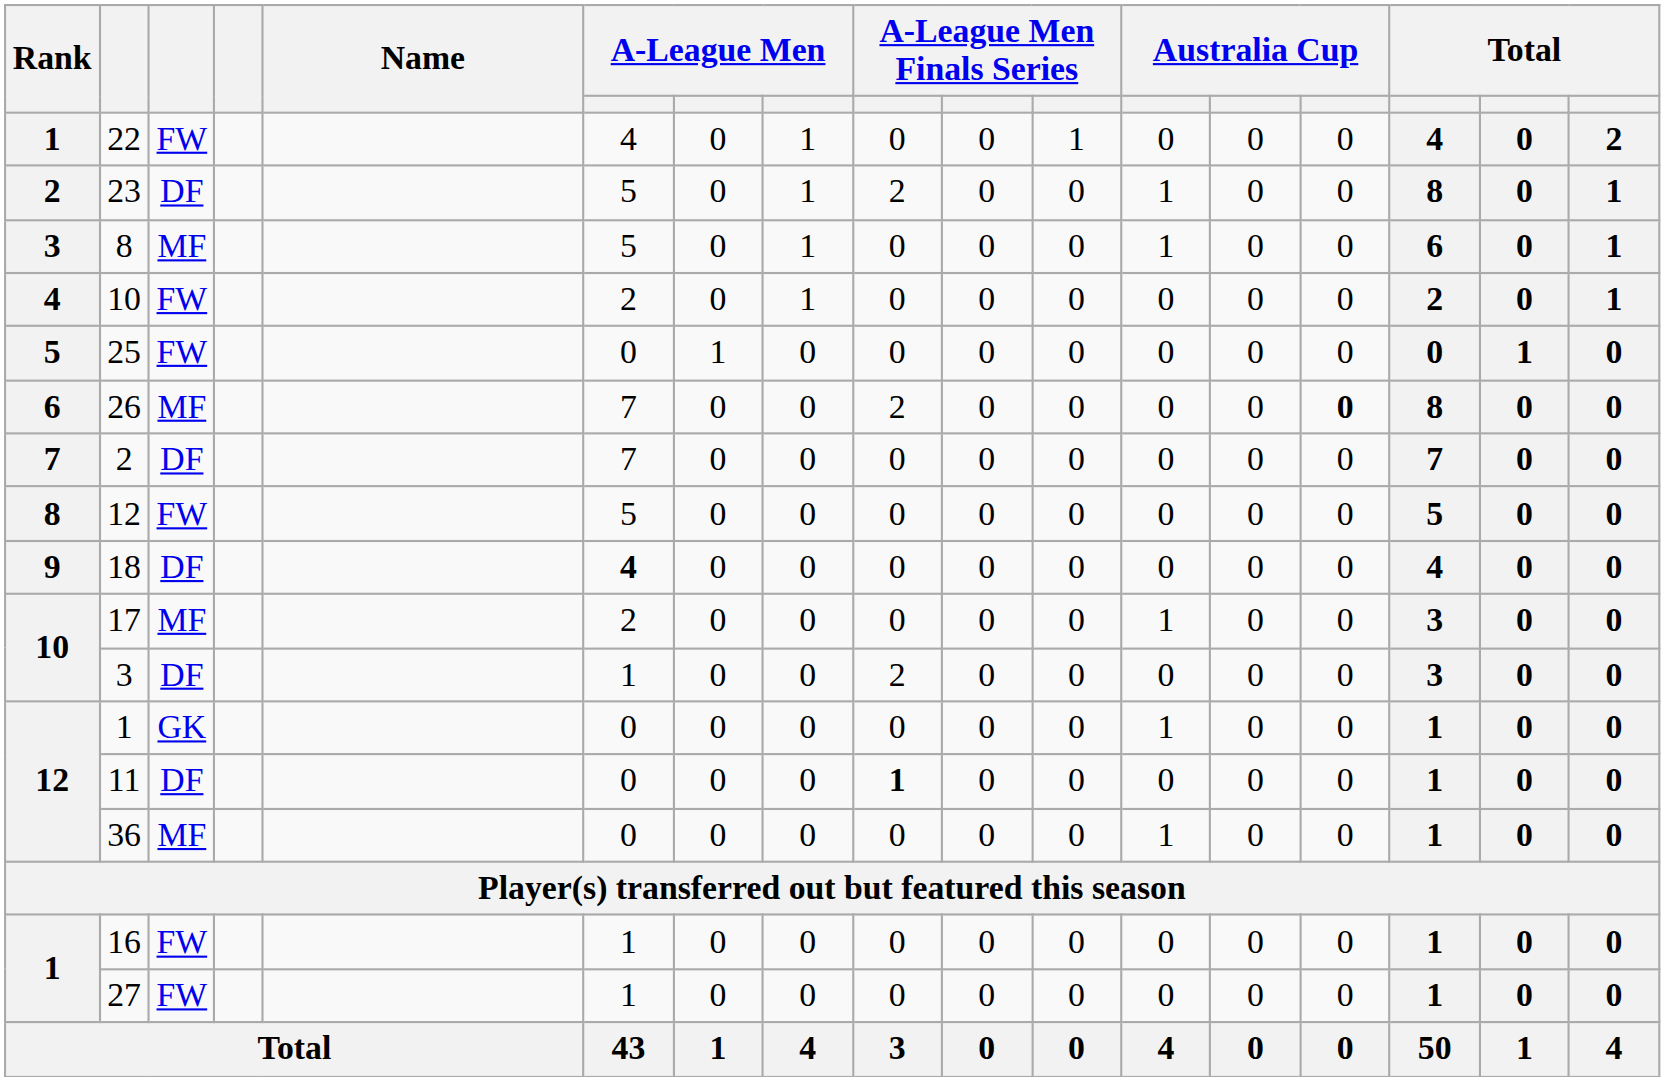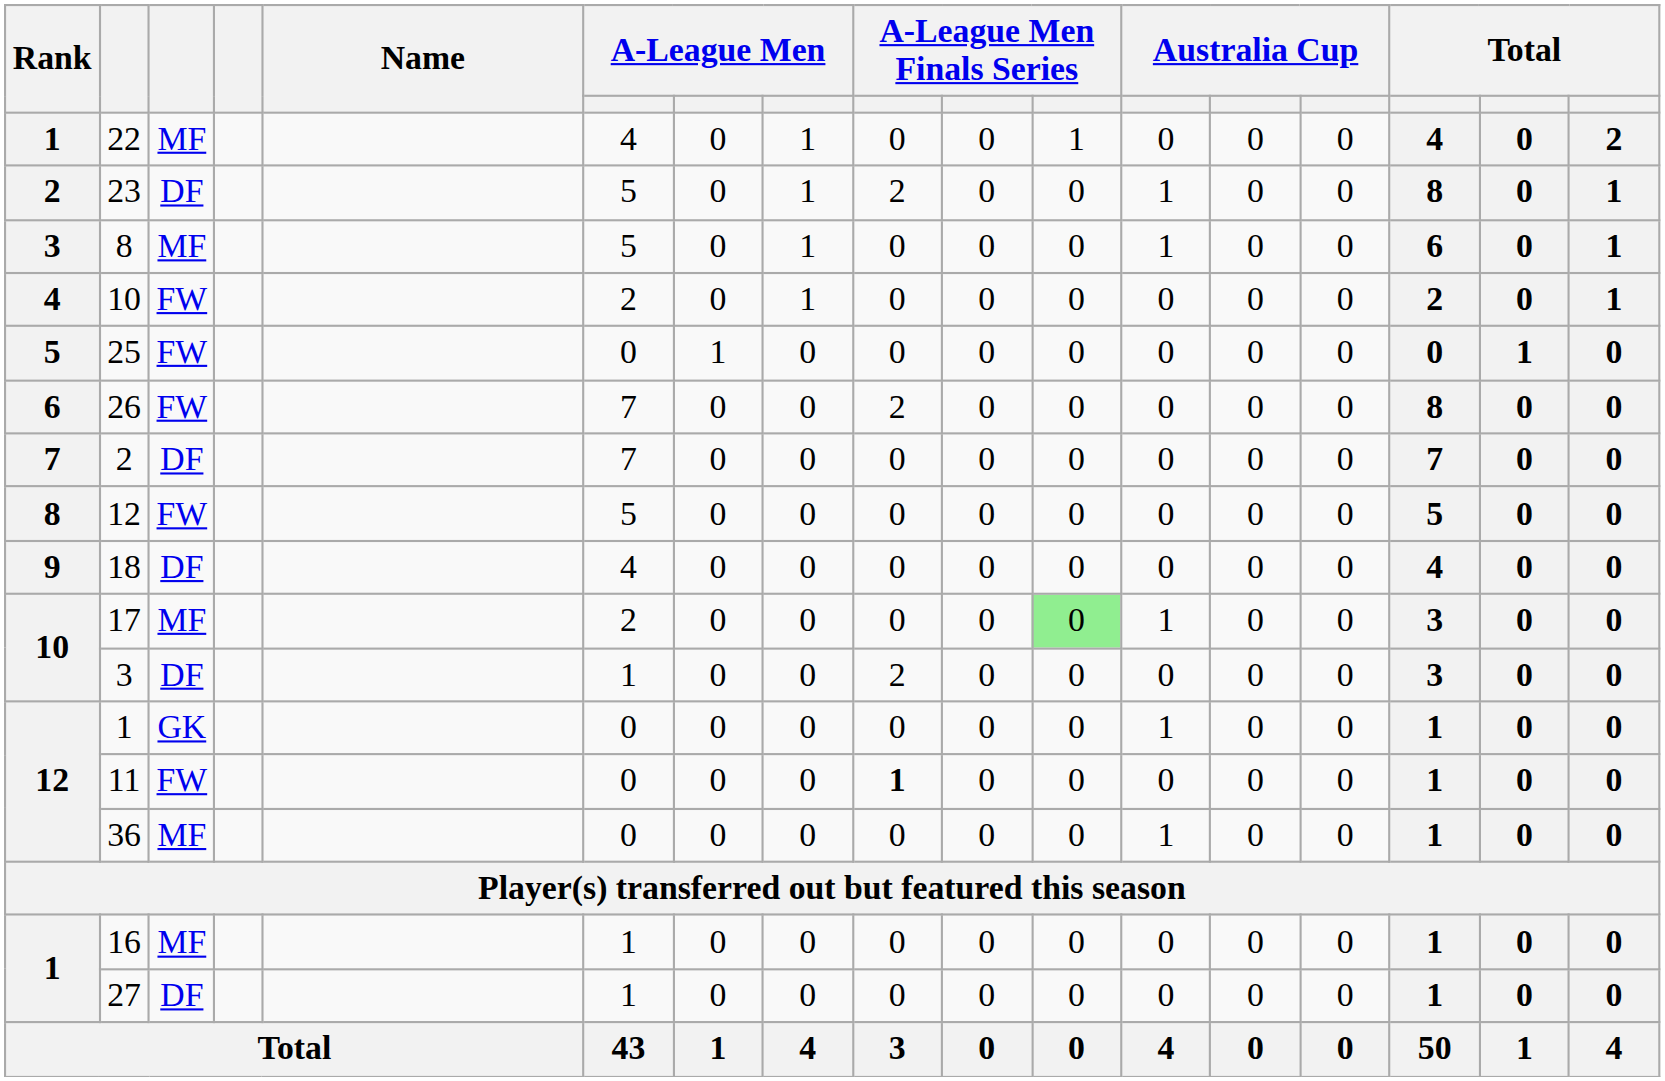(182, 138) FW -> (182, 138) MF
(182, 406) MF -> (182, 406) FW
(1345, 406) bold -> (1345, 406) normal
(628, 566) bold -> (628, 566) normal
(1076, 620) no background -> (1076, 620) lightgreen background
(182, 780) DF -> (182, 780) FW
(182, 941) FW -> (182, 941) MF
(182, 995) FW -> (182, 995) DF
